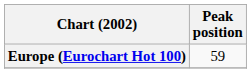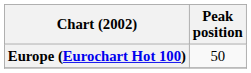(218, 56) 59 -> (218, 56) 50
